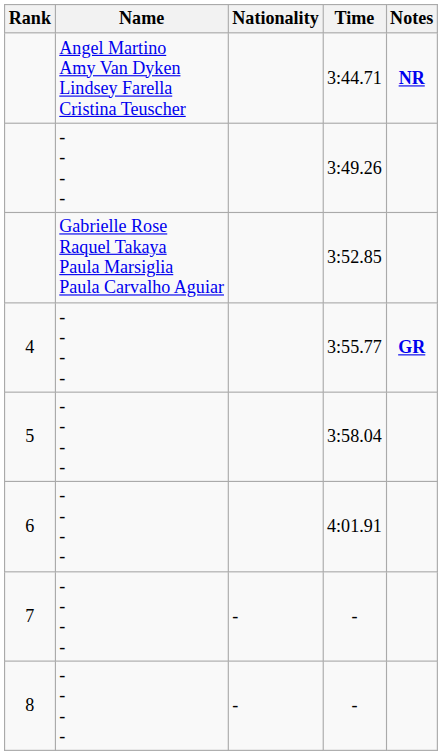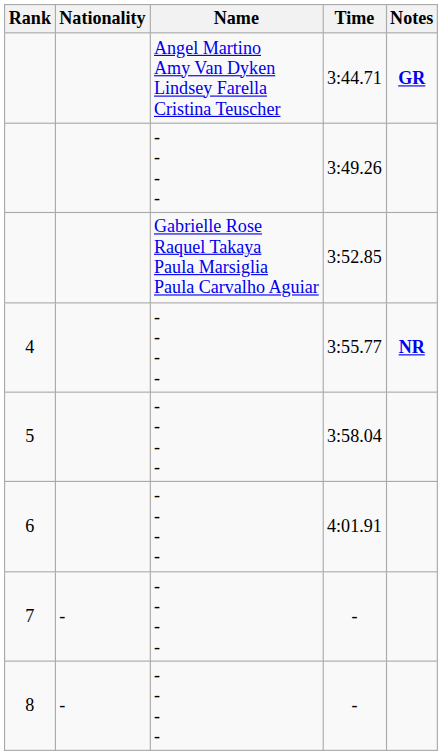columns swapped: (142, 18) <-> (276, 18)
(412, 78) NR -> (412, 78) GR
(412, 347) GR -> (412, 347) NR
